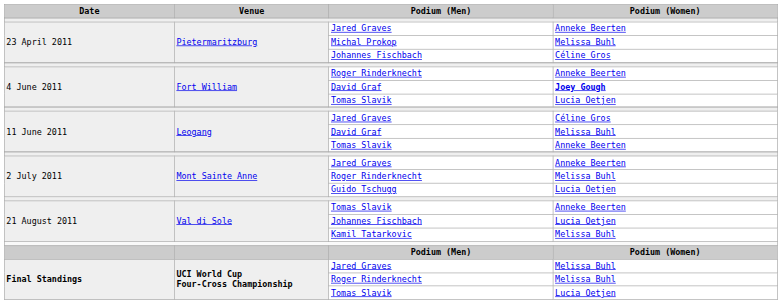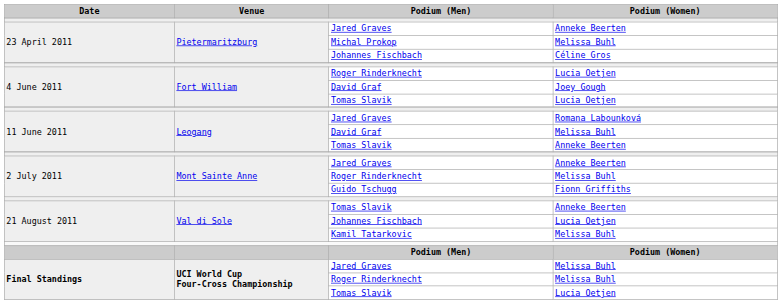(590, 74) Anneke Beerten -> (585, 74) Lucia Oetjen
(580, 87) bold -> (580, 87) normal
(583, 118) Céline Gros -> (598, 118) Romana Labounková
(585, 190) Lucia Oetjen -> (593, 190) Fionn Griffiths
